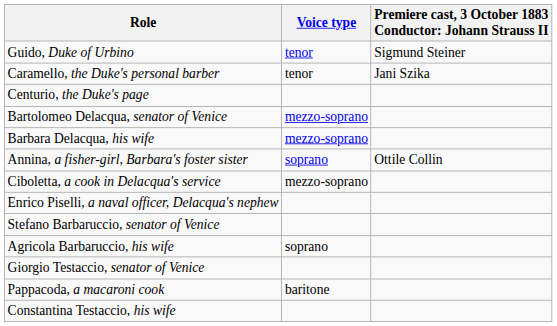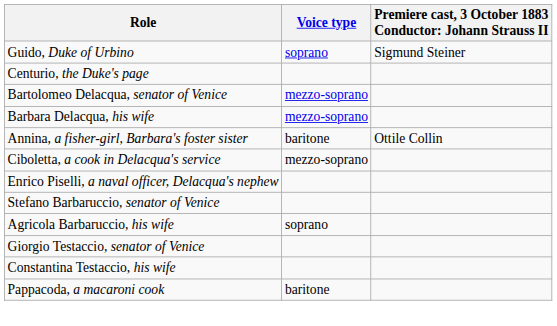(299, 52) tenor -> (306, 52) soprano
- row: (113, 73)
(306, 159) soprano -> (307, 138) baritone
rows swapped: (92, 310) <-> (86, 289)
